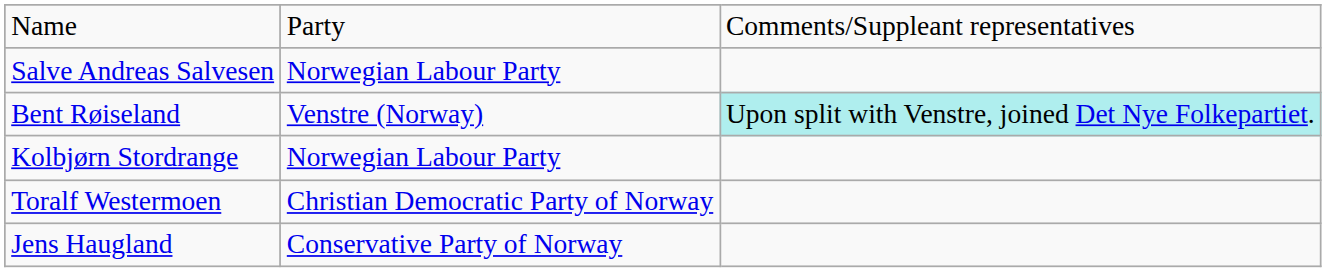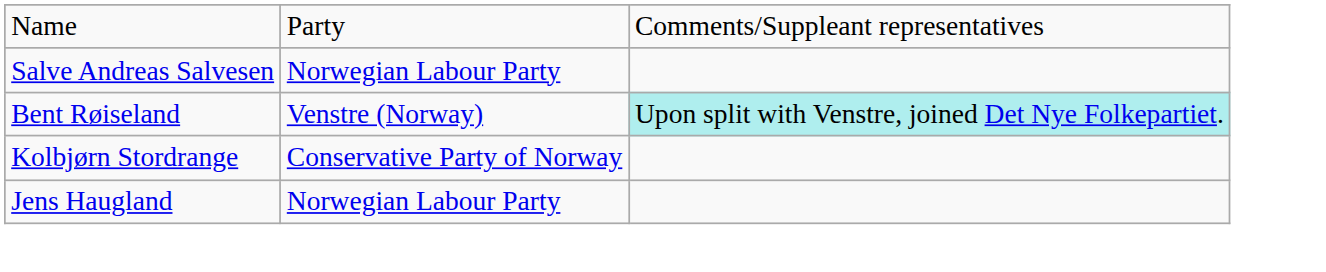(424, 157) Norwegian Labour Party -> (455, 157) Conservative Party of Norway
- row: (116, 200)
(455, 244) Conservative Party of Norway -> (424, 200) Norwegian Labour Party
